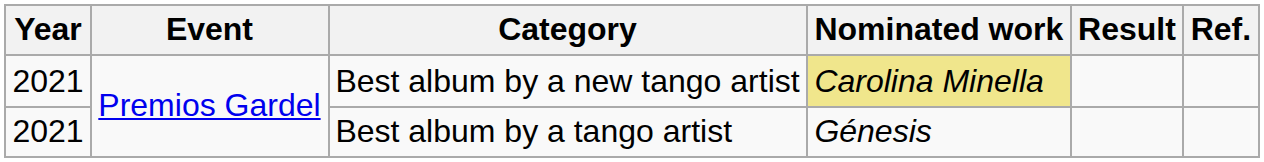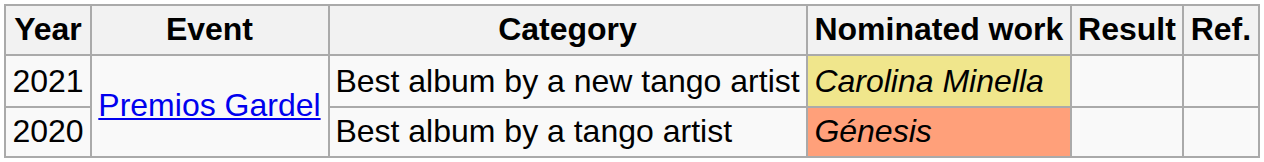(48, 131) 2021 -> (48, 131) 2020
(873, 131) no background -> (873, 131) lightsalmon background
